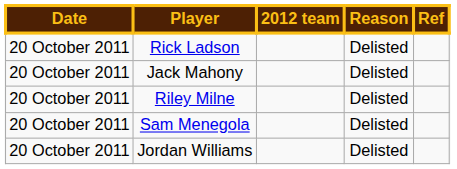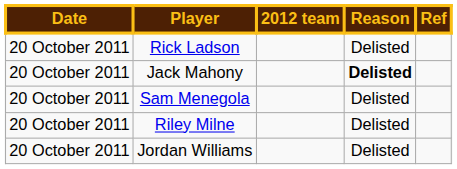(379, 73) normal -> (380, 73) bold
rows swapped: (195, 125) <-> (195, 99)
